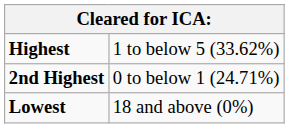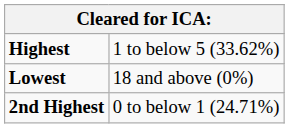rows swapped: (57, 78) <-> (37, 107)
